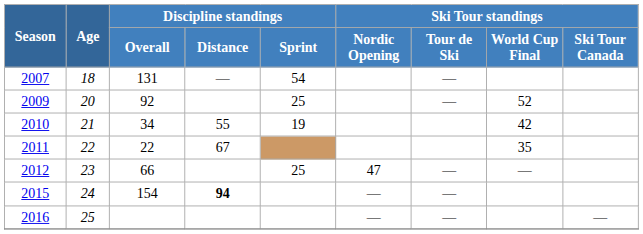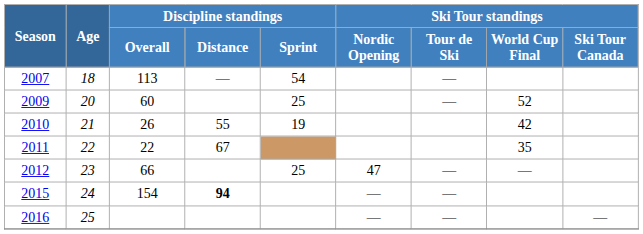(147, 78) 131 -> (147, 78) 113
(147, 101) 92 -> (147, 101) 60
(147, 125) 34 -> (147, 125) 26
